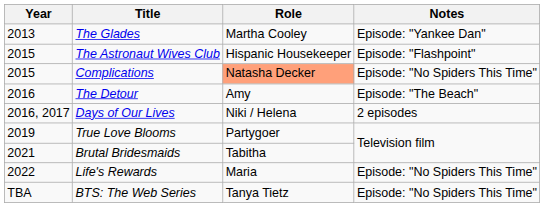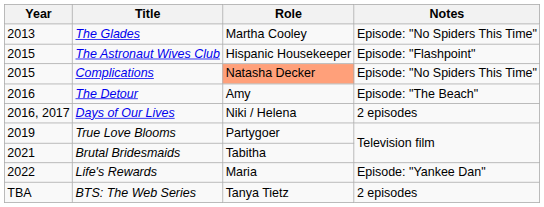(421, 34) Episode: "Yankee Dan" -> (447, 34) Episode: "No Spiders This Time"
(447, 172) Episode: "No Spiders This Time" -> (421, 172) Episode: "Yankee Dan"
(447, 192) Episode: "No Spiders This Time" -> (387, 192) 2 episodes
